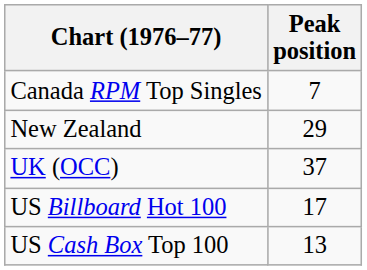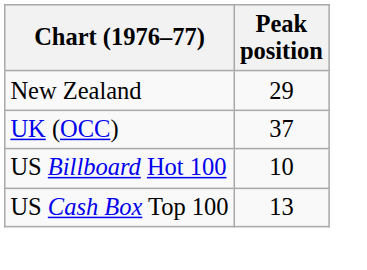- row: (136, 90)
(315, 206) 17 -> (281, 167) 10
